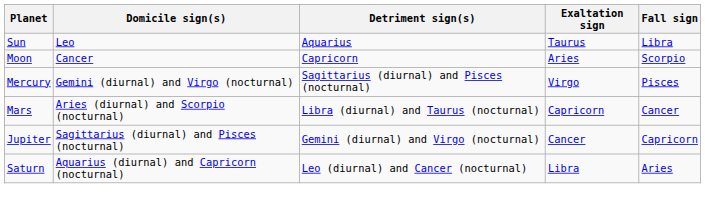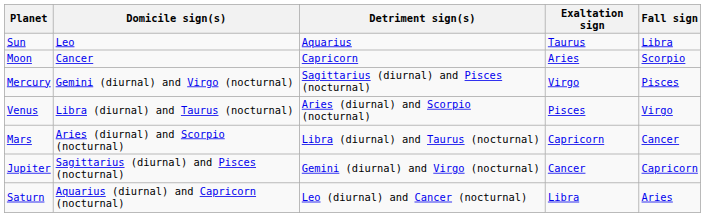+ row: (23, 111)
